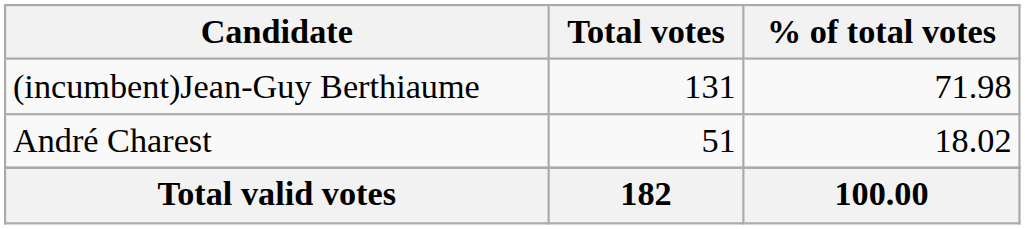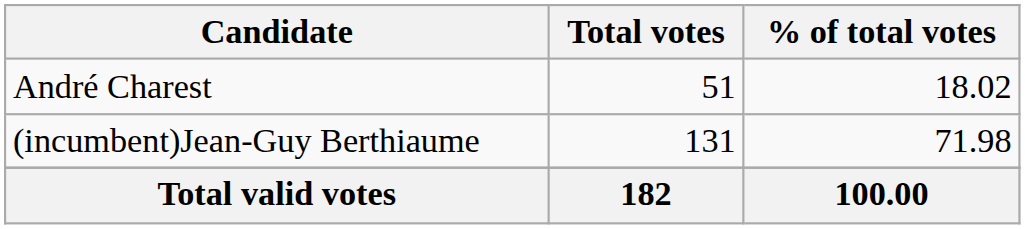rows swapped: (246, 85) <-> (112, 140)
